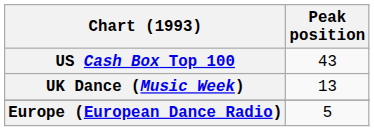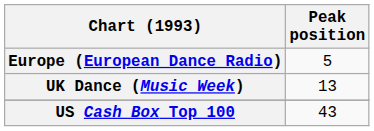rows swapped: (145, 112) <-> (145, 61)
